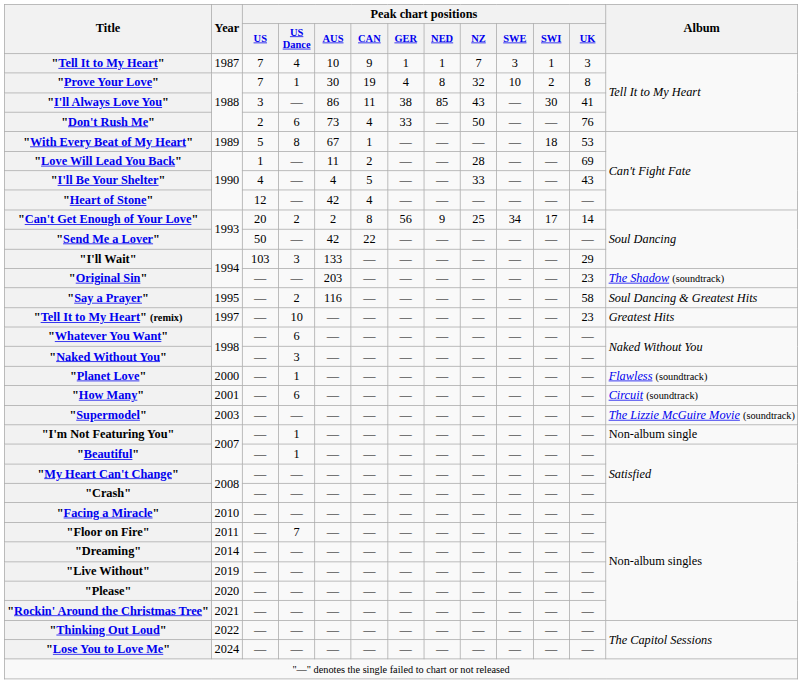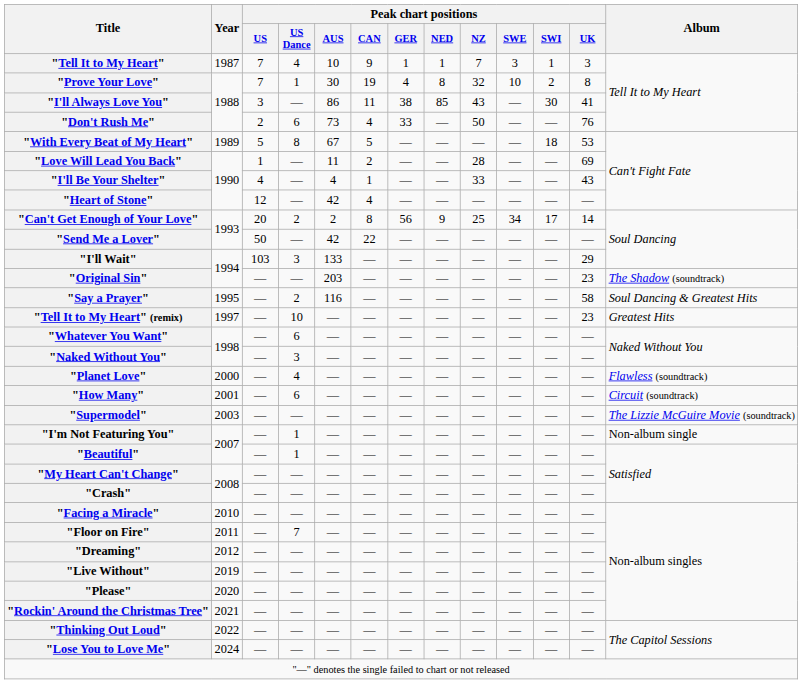(369, 141) 1 -> (369, 141) 5
(369, 180) 5 -> (369, 180) 1
(297, 376) 1 -> (297, 376) 4
(227, 551) 2014 -> (227, 551) 2012
